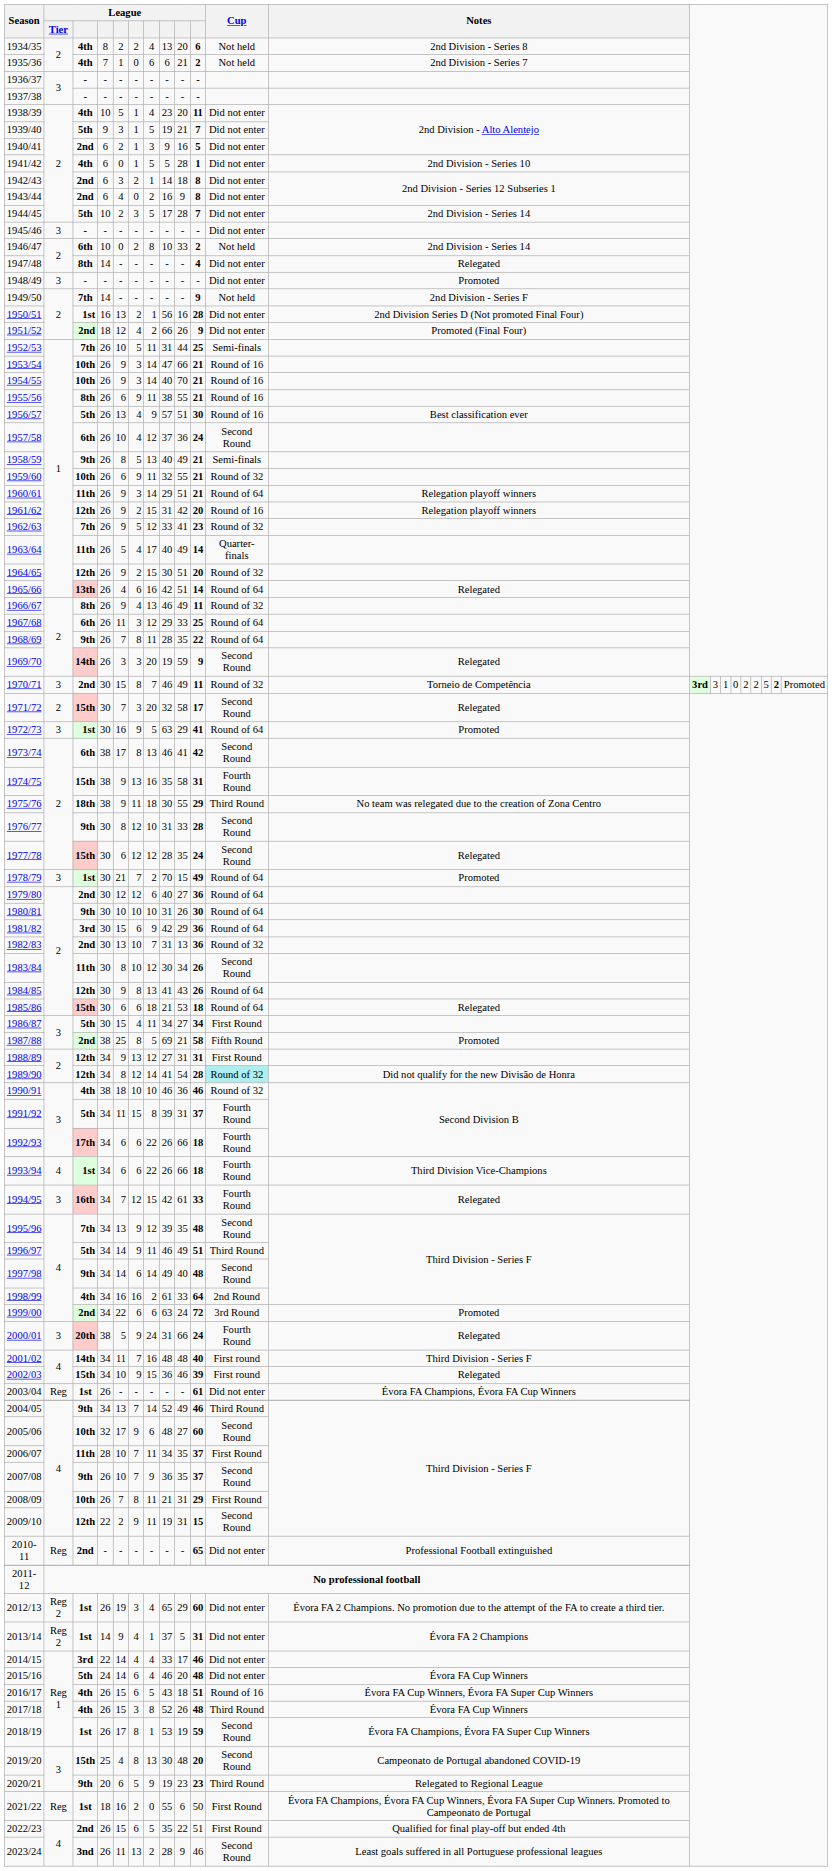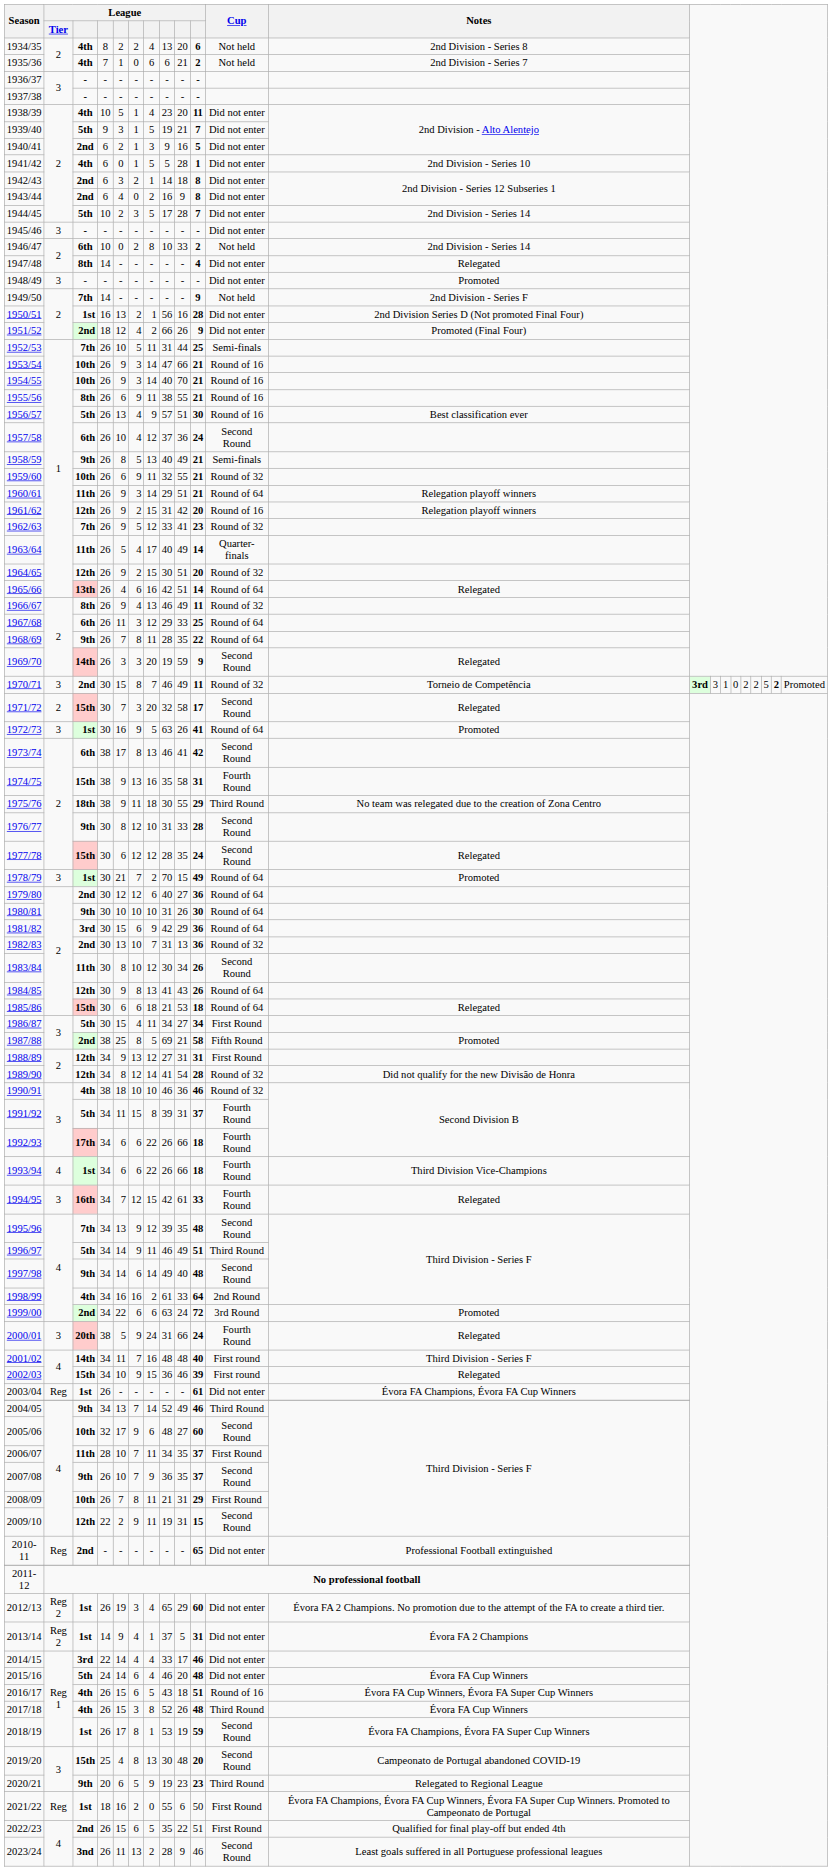(182, 730) 29 -> (182, 730) 26
(237, 1074) paleturquoise background -> (237, 1074) no background
